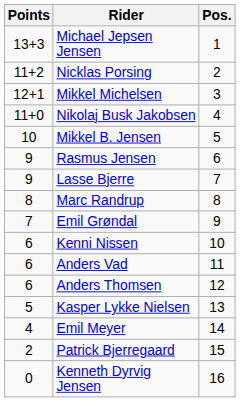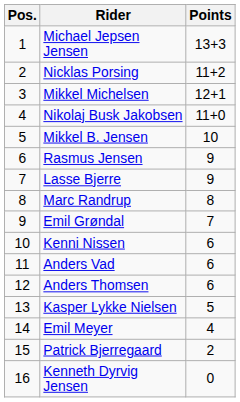columns swapped: (217, 15) <-> (29, 15)
